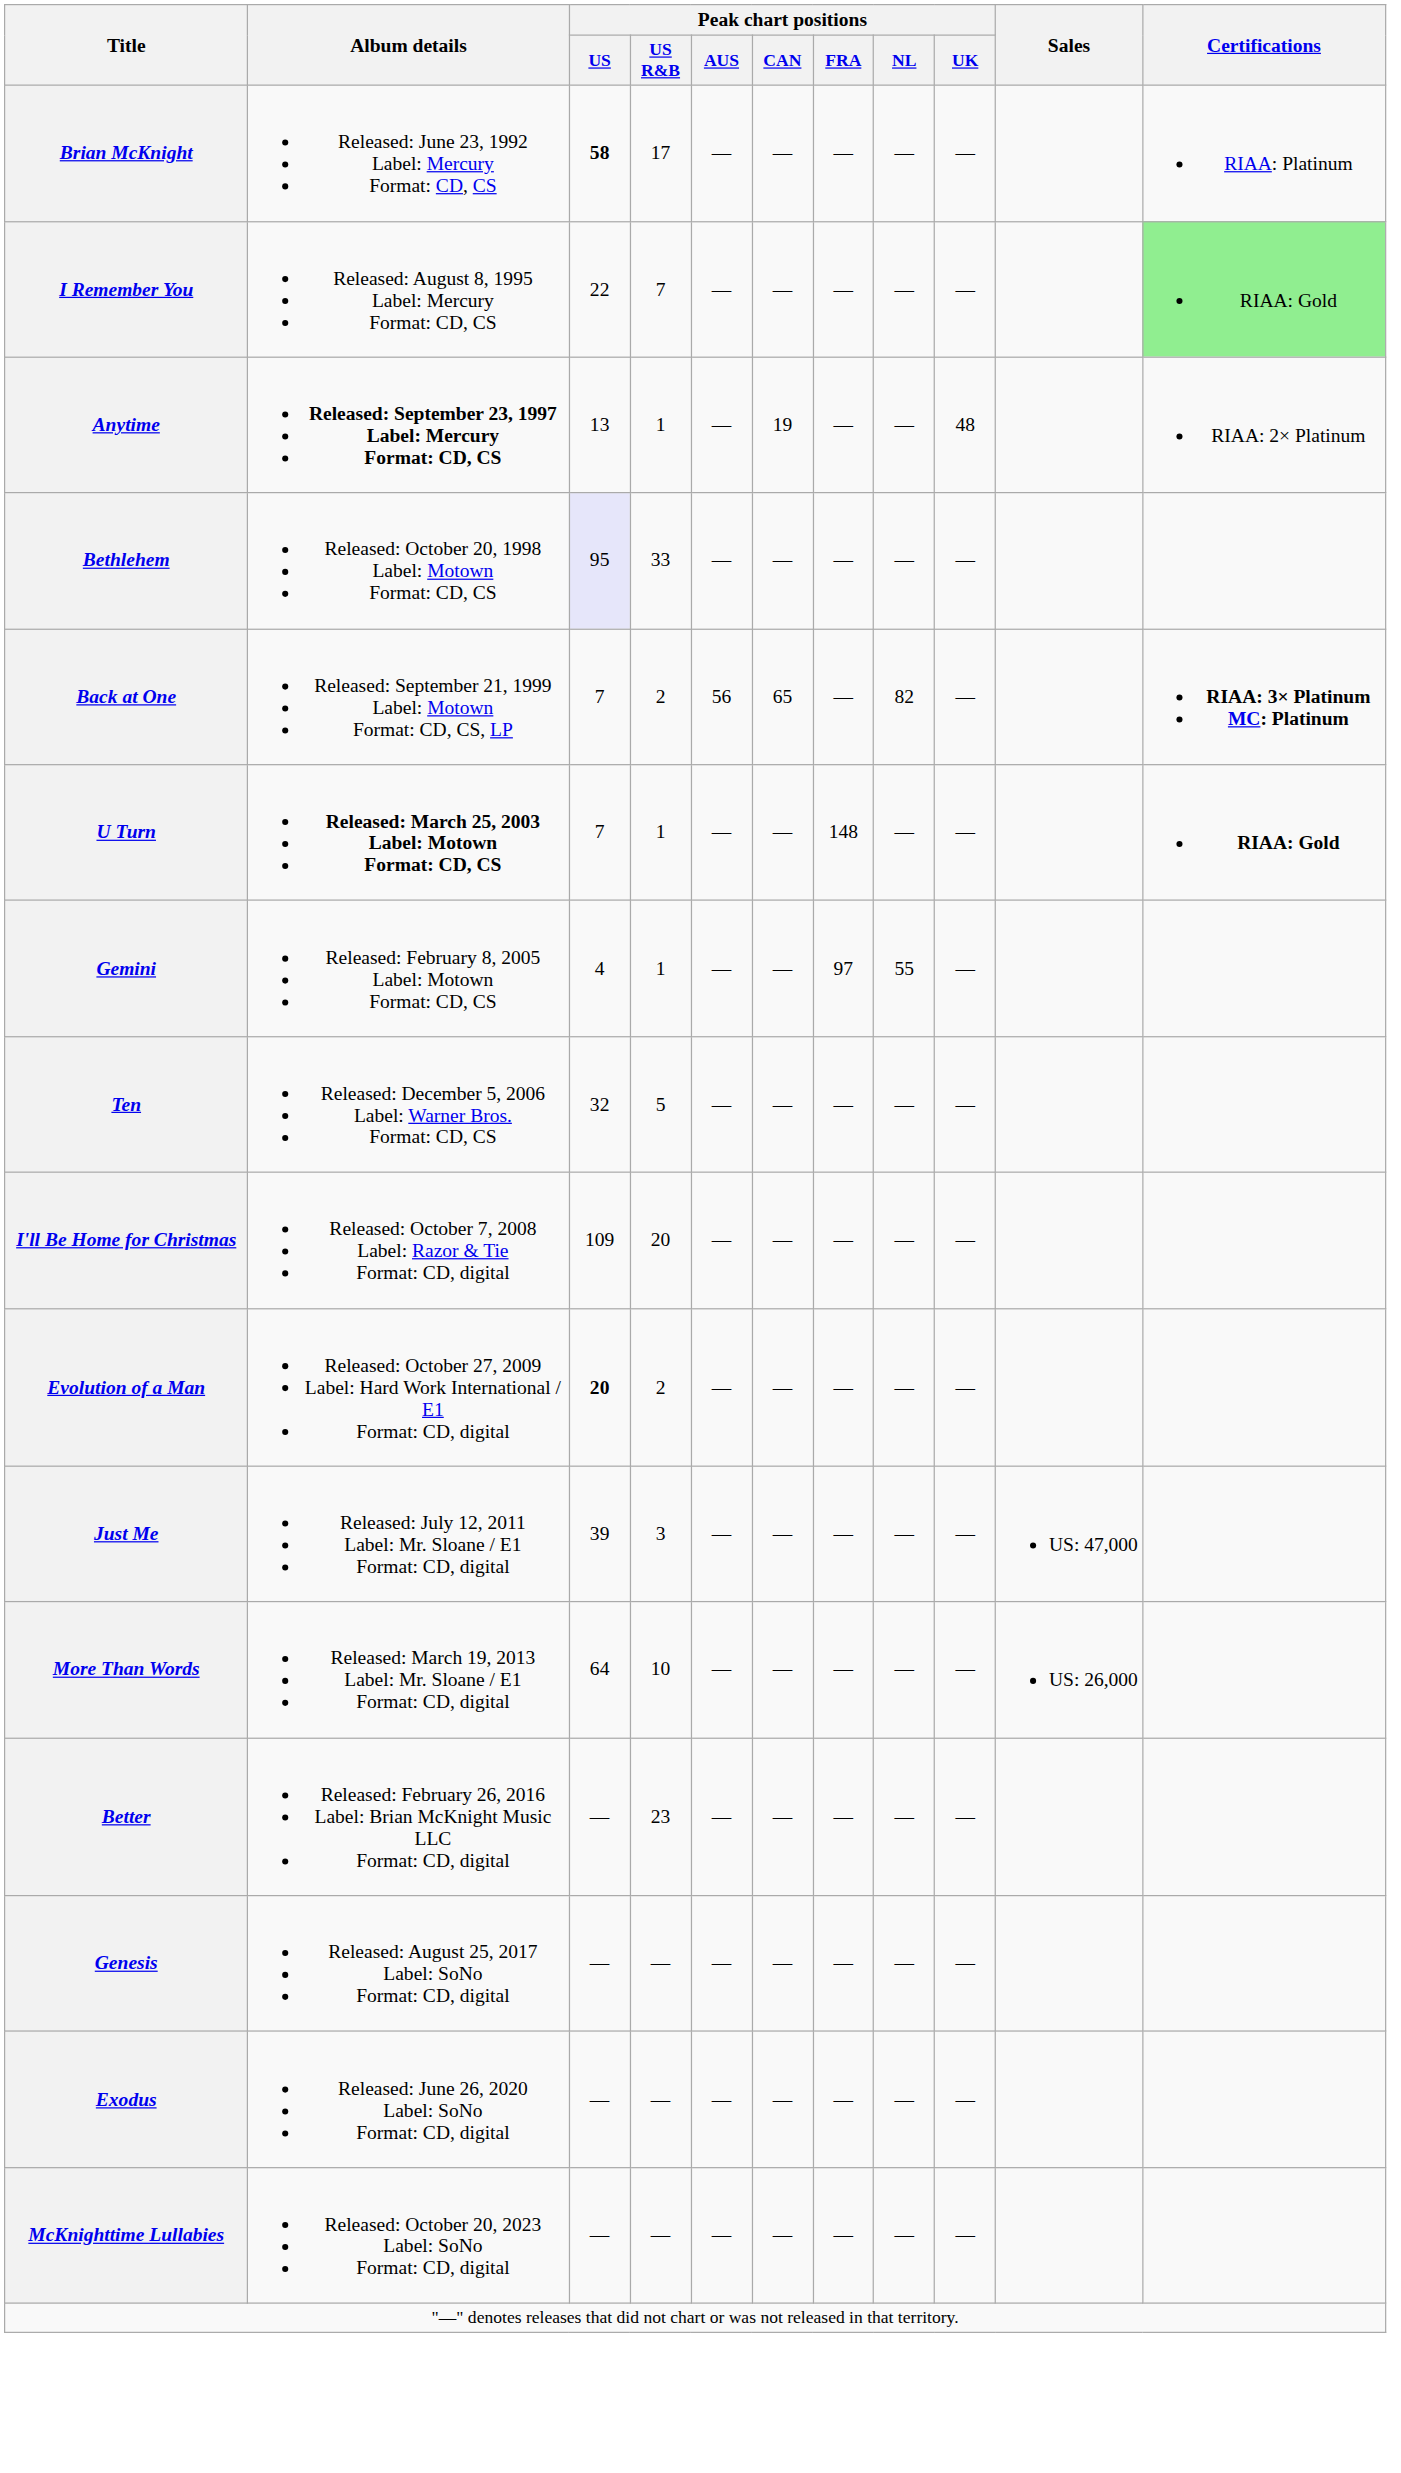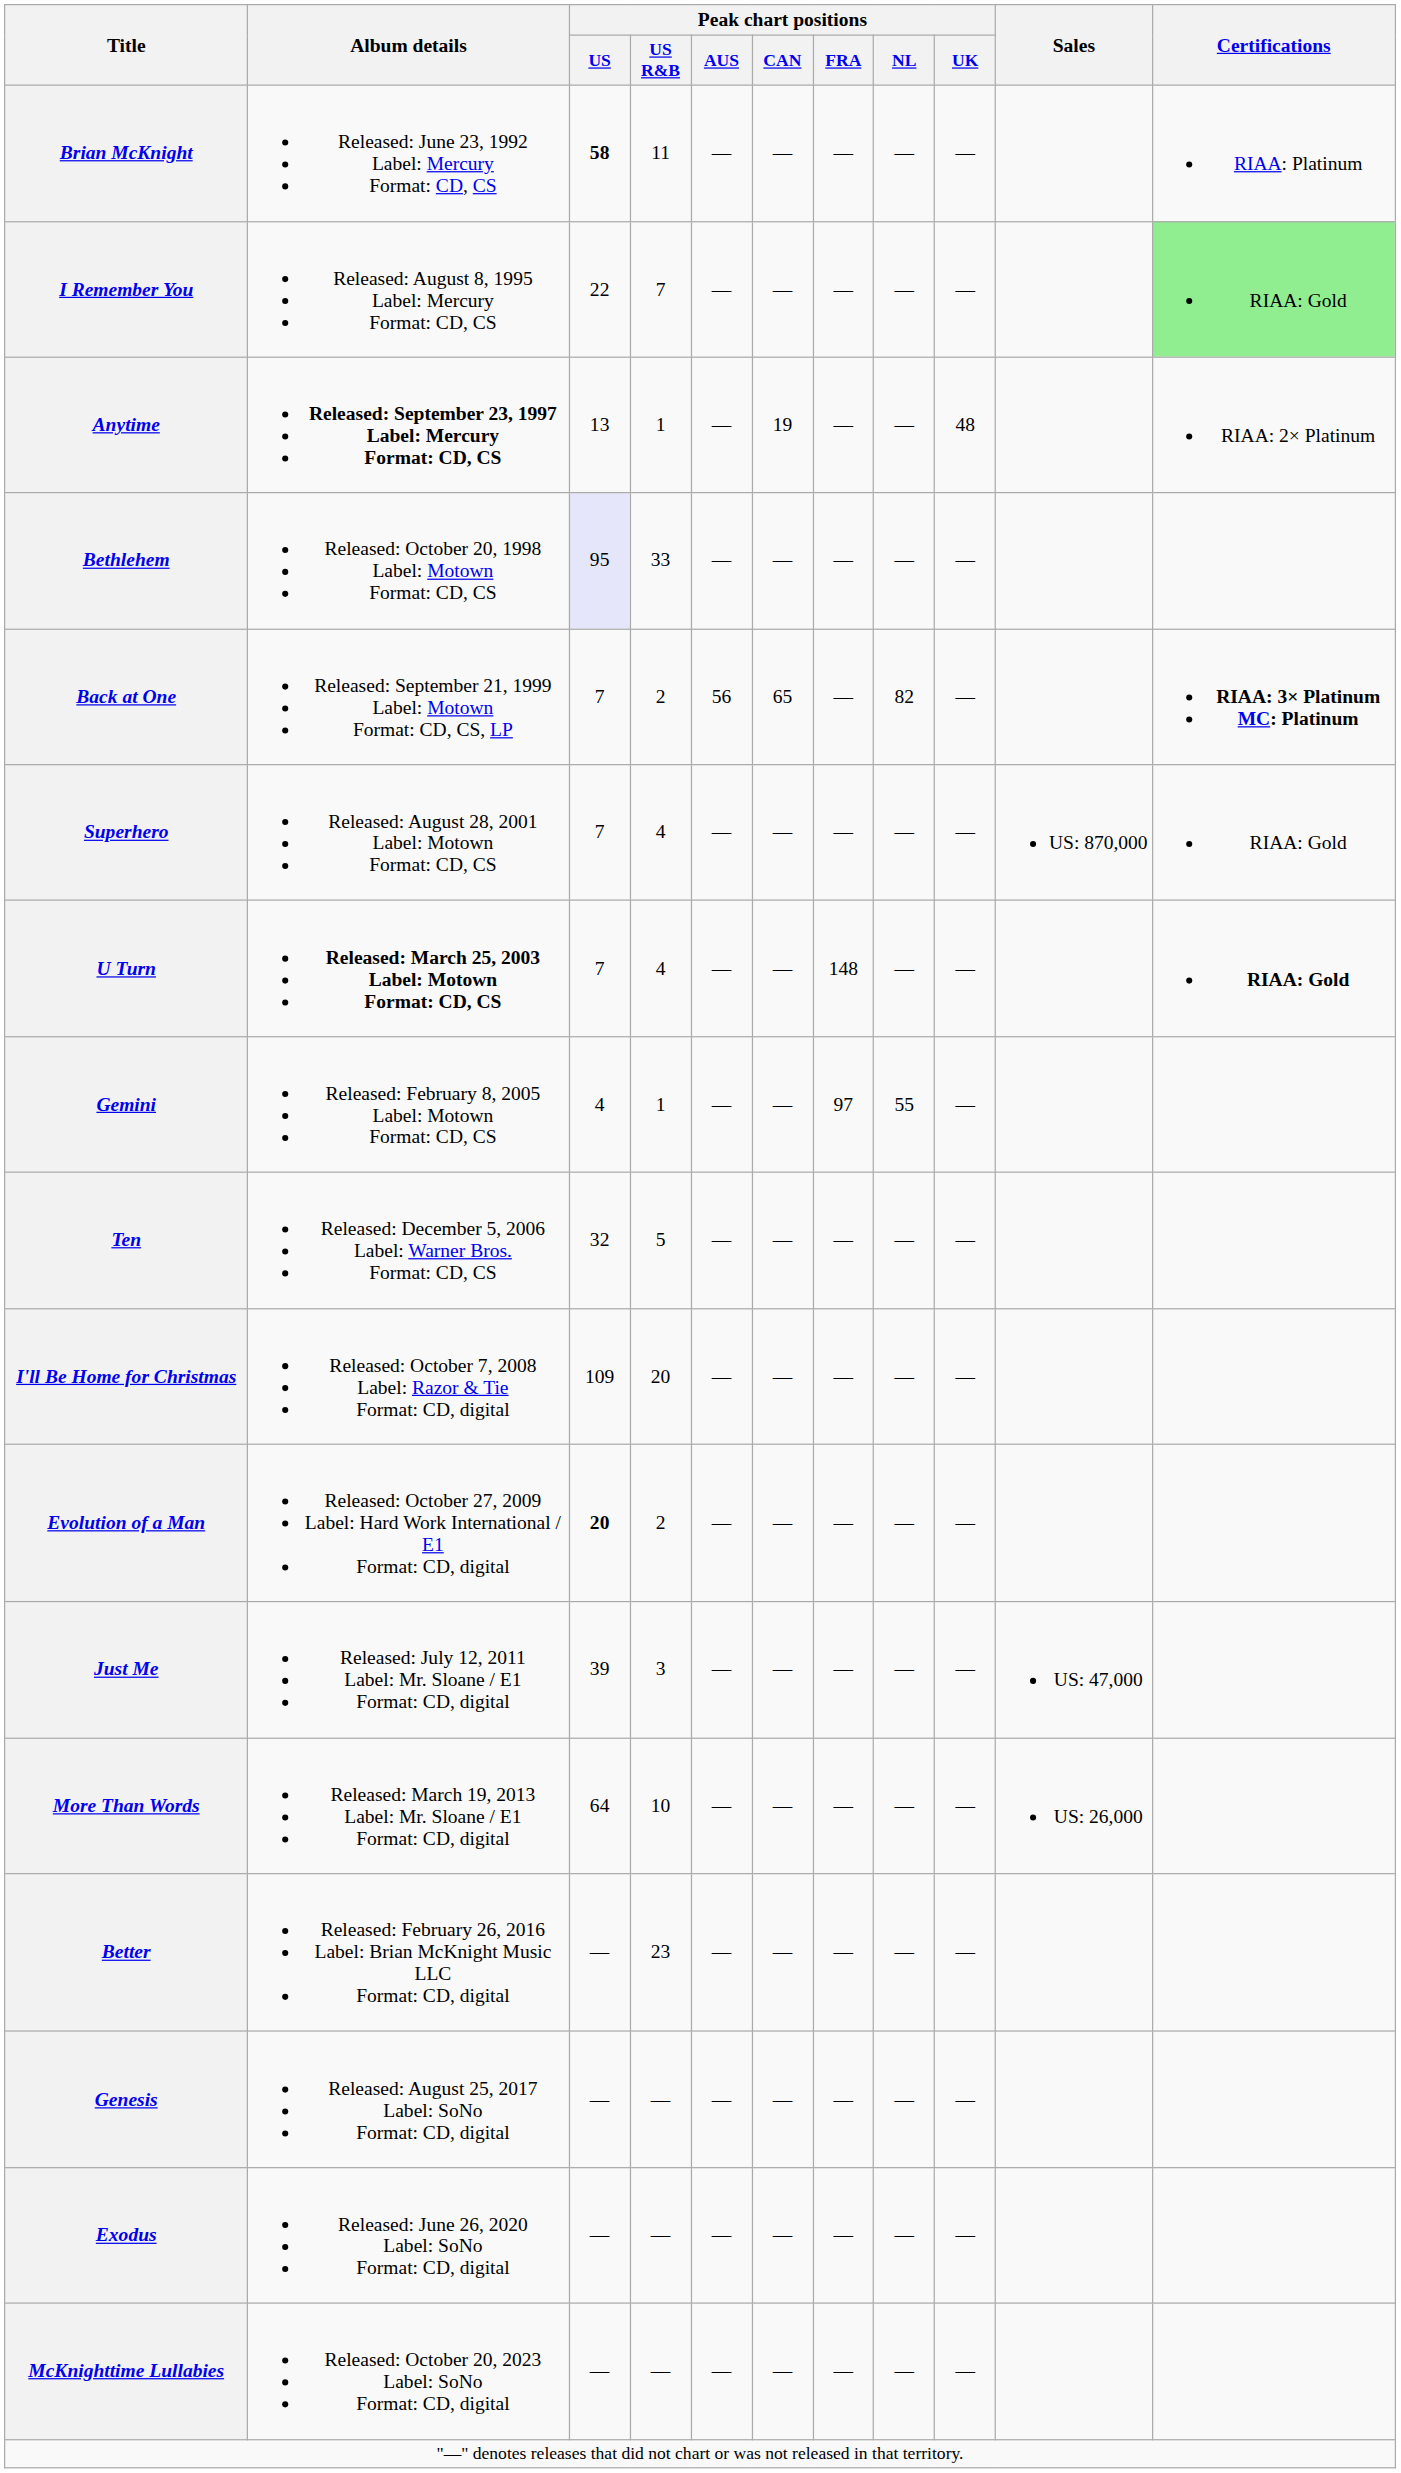(661, 153) 17 -> (661, 153) 11
+ row: (126, 832)
(661, 832) 1 -> (661, 968) 4
